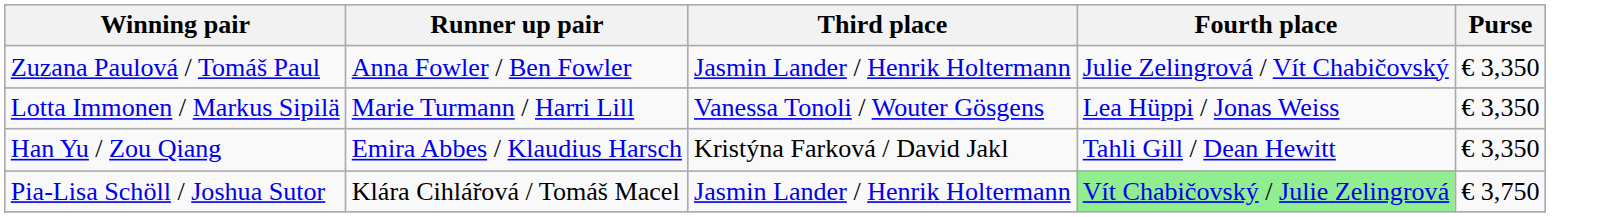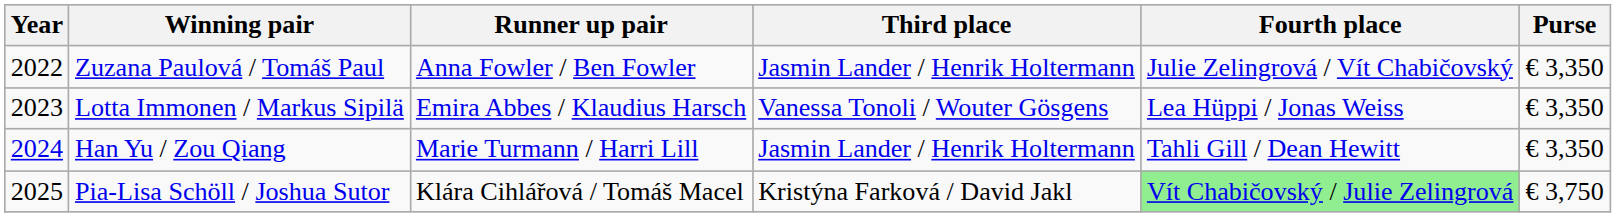+ column: (37, 25)
(493, 107) Marie Turmann / Harri Lill -> (581, 107) Emira Abbes / Klaudius Harsch
(517, 149) Emira Abbes / Klaudius Harsch -> (557, 149) Marie Turmann / Harri Lill
(851, 149) Kristýna Farková / David Jakl -> (947, 149) Jasmin Lander / Henrik Holtermann
(882, 190) Jasmin Lander / Henrik Holtermann -> (915, 190) Kristýna Farková / David Jakl
